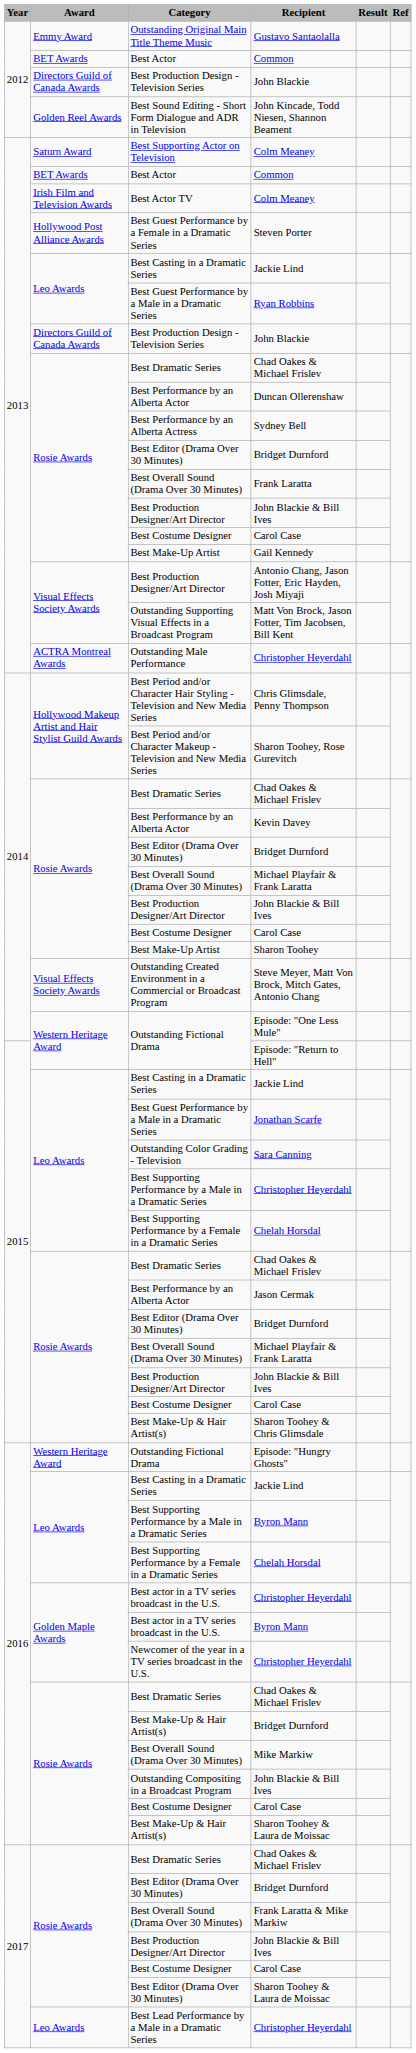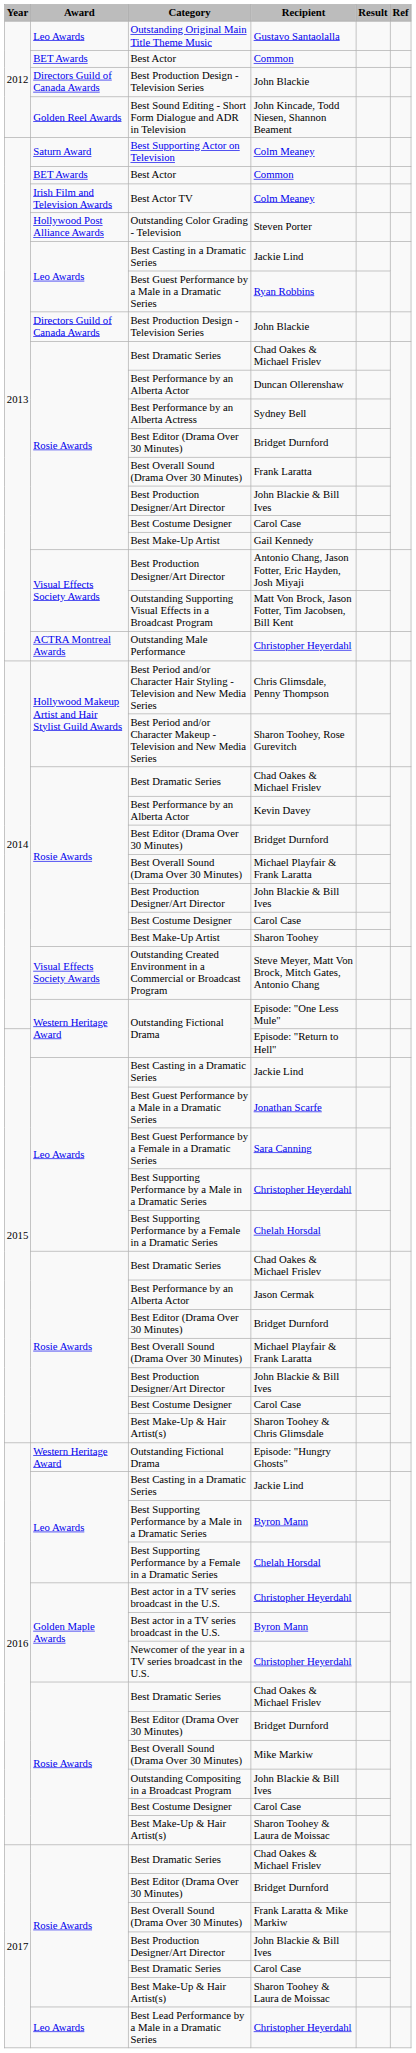(63, 36) Emmy Award -> (59, 36) Leo Awards
(189, 233) Best Guest Performance by a Female in a Dramatic Series -> (189, 227) Outstanding Color Grading - Television
(189, 1154) Outstanding Color Grading - Television -> (189, 1148) Best Guest Performance by a Female in a Dramatic Series
(178, 1725) Best Make-Up & Hair Artist(s) -> (184, 1725) Best Editor (Drama Over 30 Minutes)
(181, 1969) Best Costume Designer -> (176, 1969) Best Dramatic Series
(184, 1992) Best Editor (Drama Over 30 Minutes) -> (178, 1992) Best Make-Up & Hair Artist(s)
